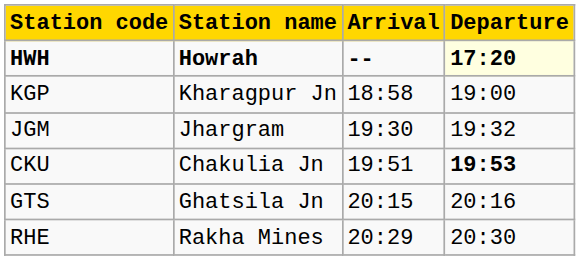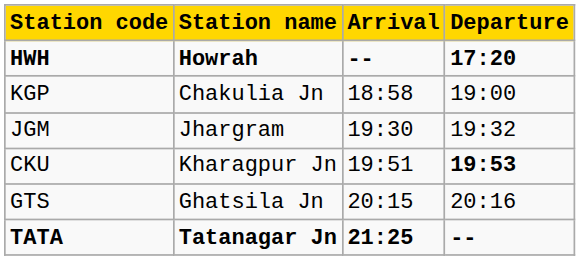(483, 59) lightyellow background -> (483, 59) no background
(258, 94) Kharagpur Jn -> (251, 94) Chakulia Jn
(251, 166) Chakulia Jn -> (258, 166) Kharagpur Jn
- row: (30, 238)
+ row: (36, 238)
